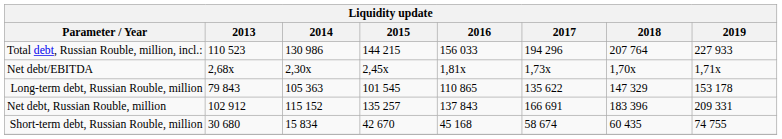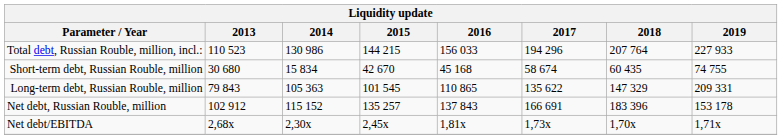rows swapped: (106, 124) <-> (50, 69)
(714, 87) 153 178 -> (714, 87) 209 331
(714, 106) 209 331 -> (714, 106) 153 178
